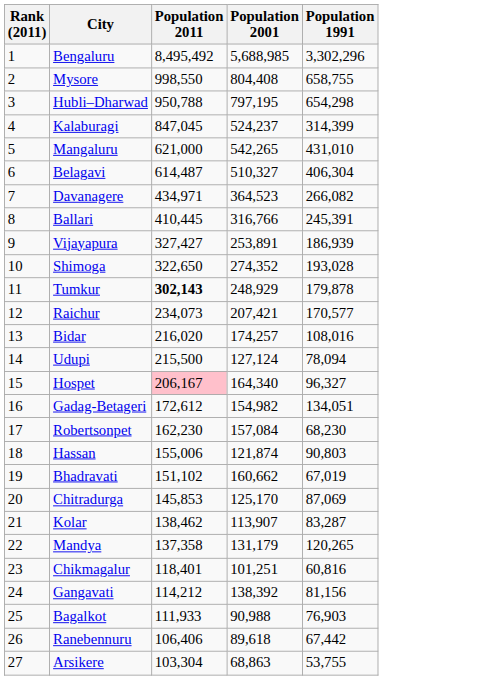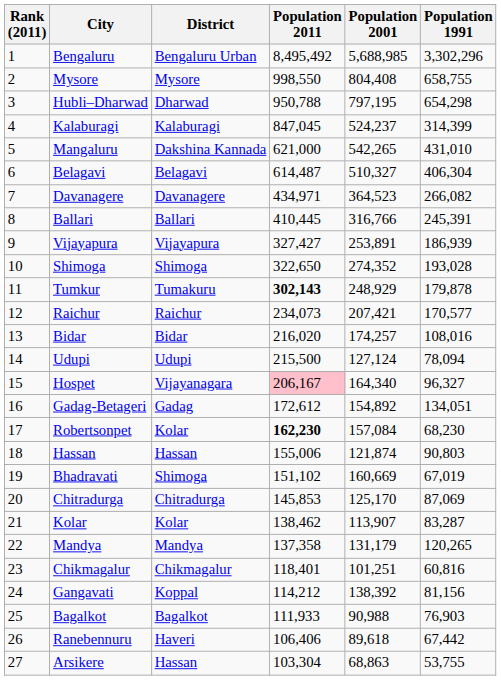+ column: (210, 24)
(254, 406) 154,982 -> (373, 406) 154,892
(179, 429) normal -> (297, 429) bold
(254, 476) 160,662 -> (373, 476) 160,669
